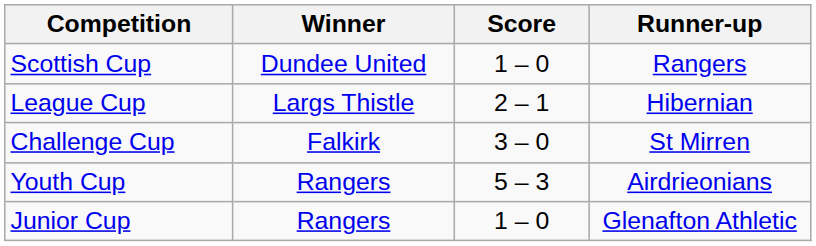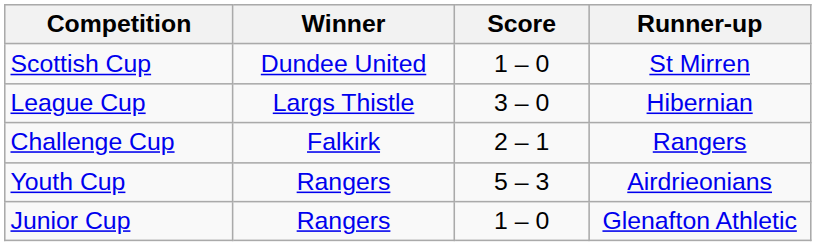(700, 63) Rangers -> (700, 63) St Mirren
(522, 102) 2 – 1 -> (522, 102) 3 – 0
(522, 142) 3 – 0 -> (522, 142) 2 – 1
(700, 142) St Mirren -> (700, 142) Rangers
